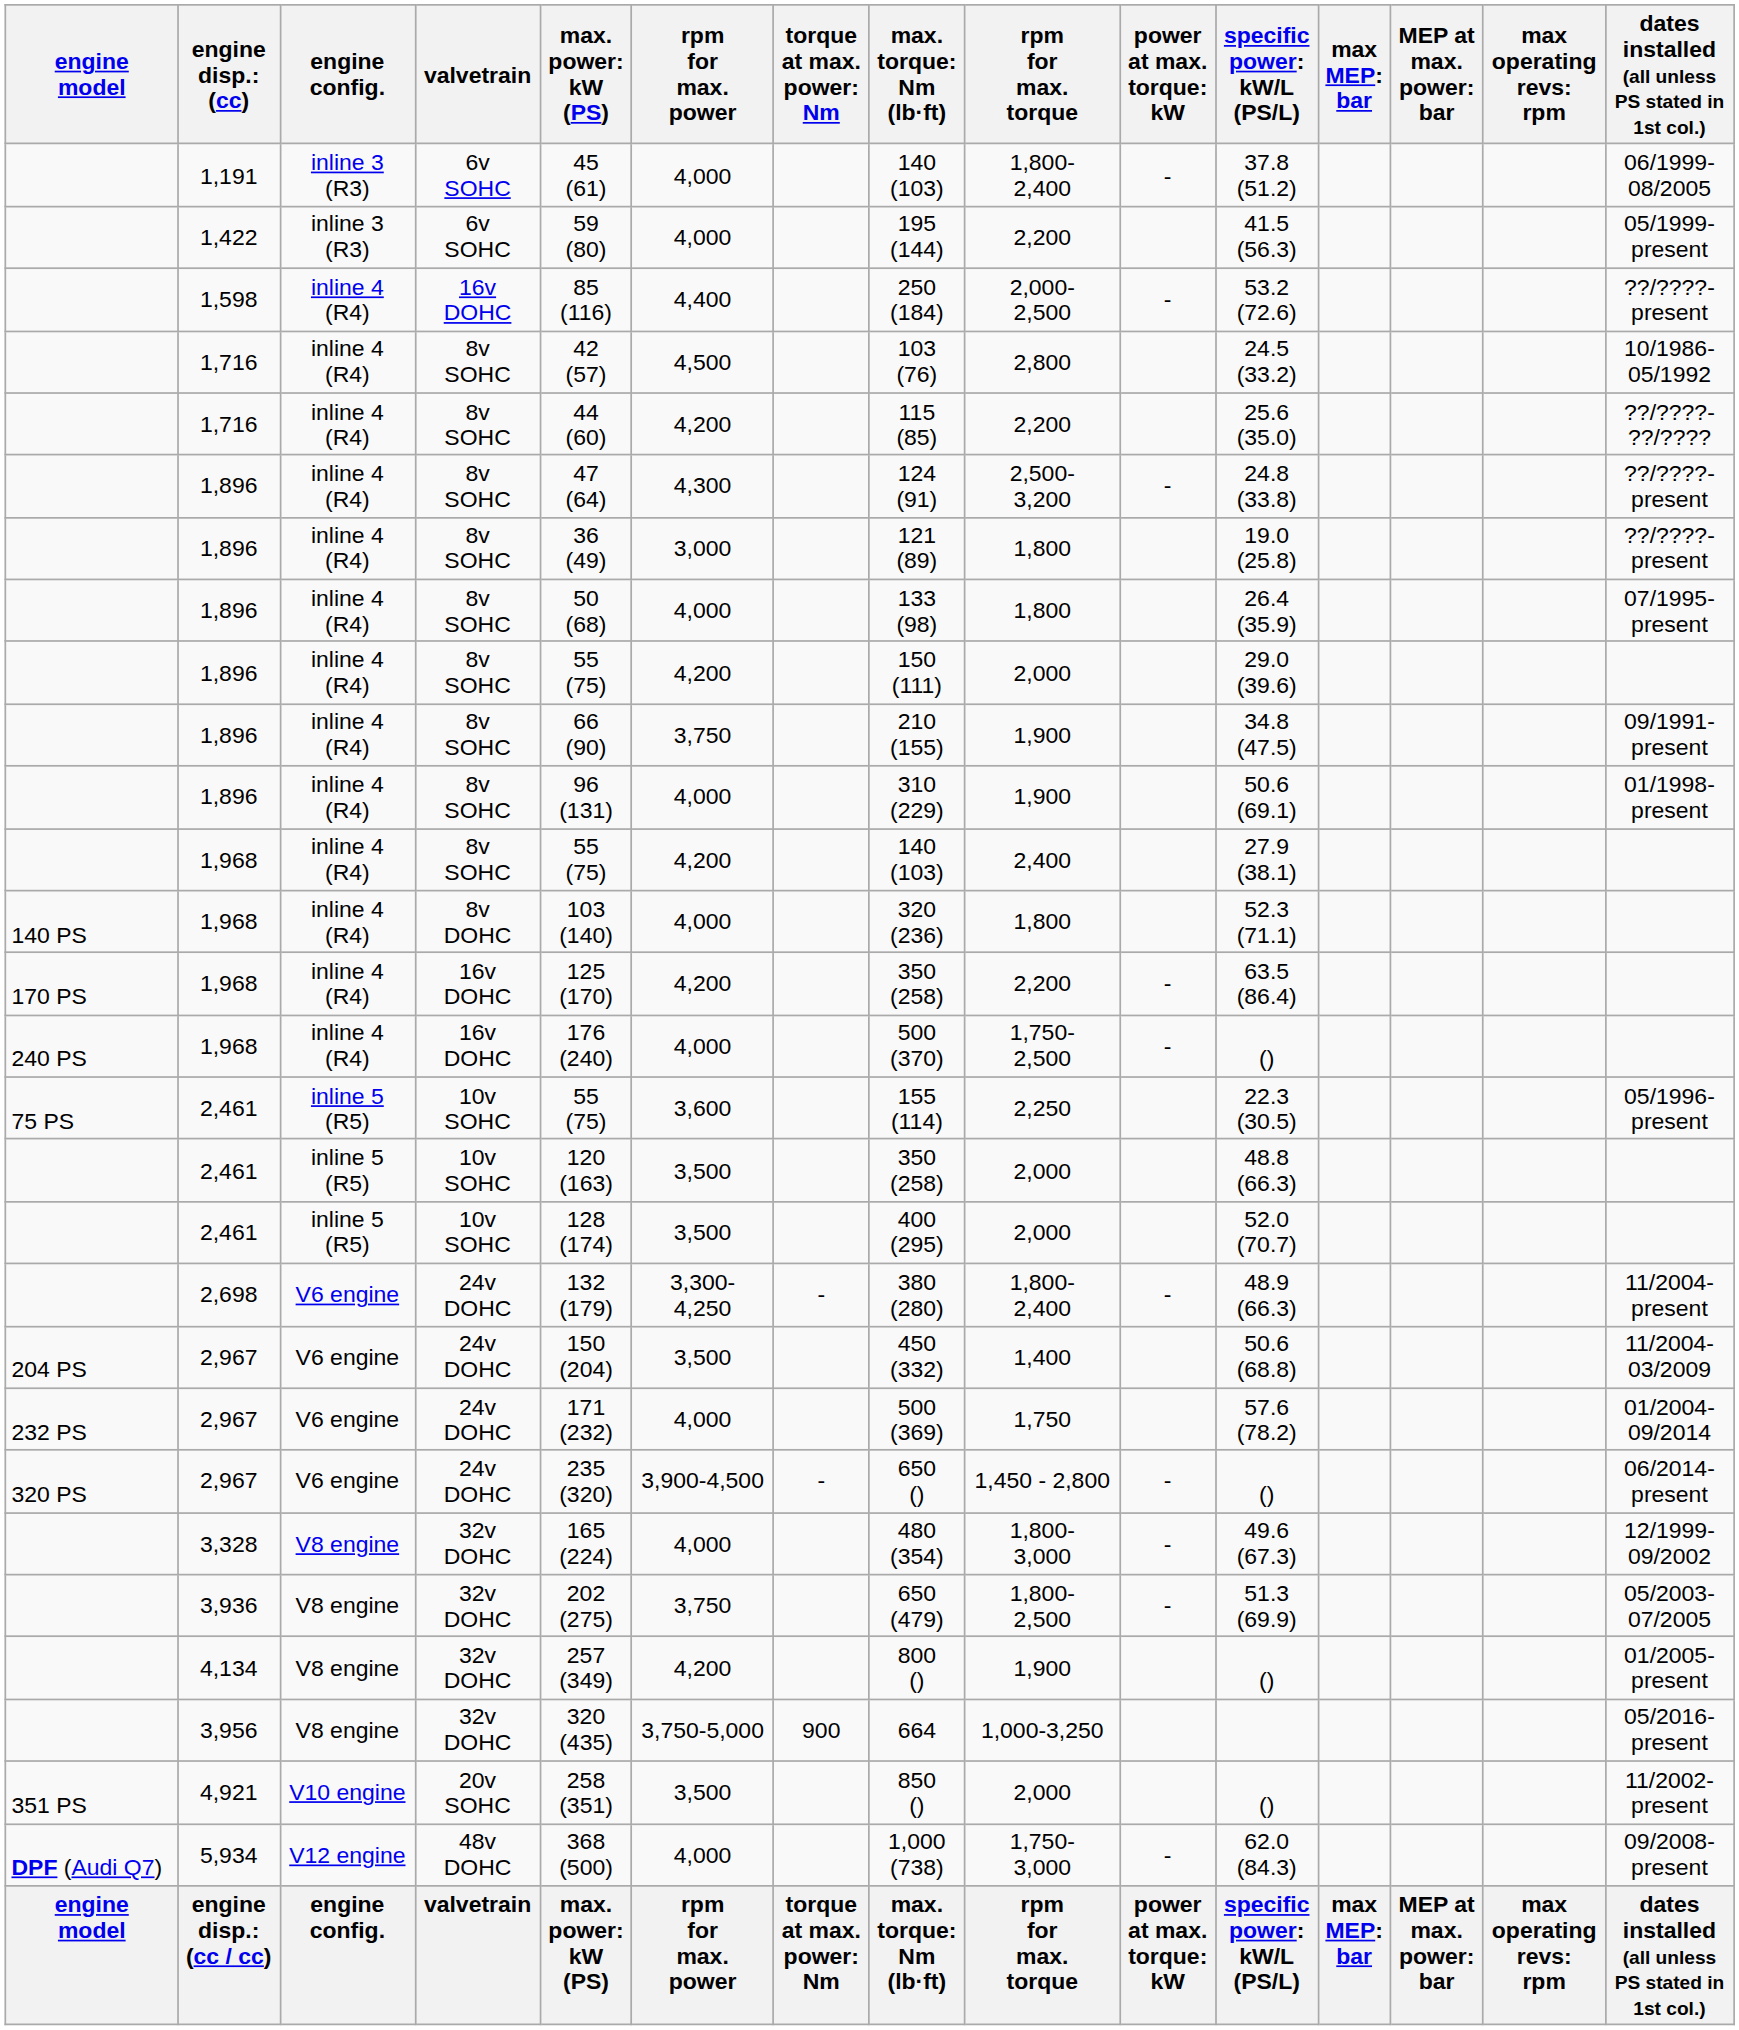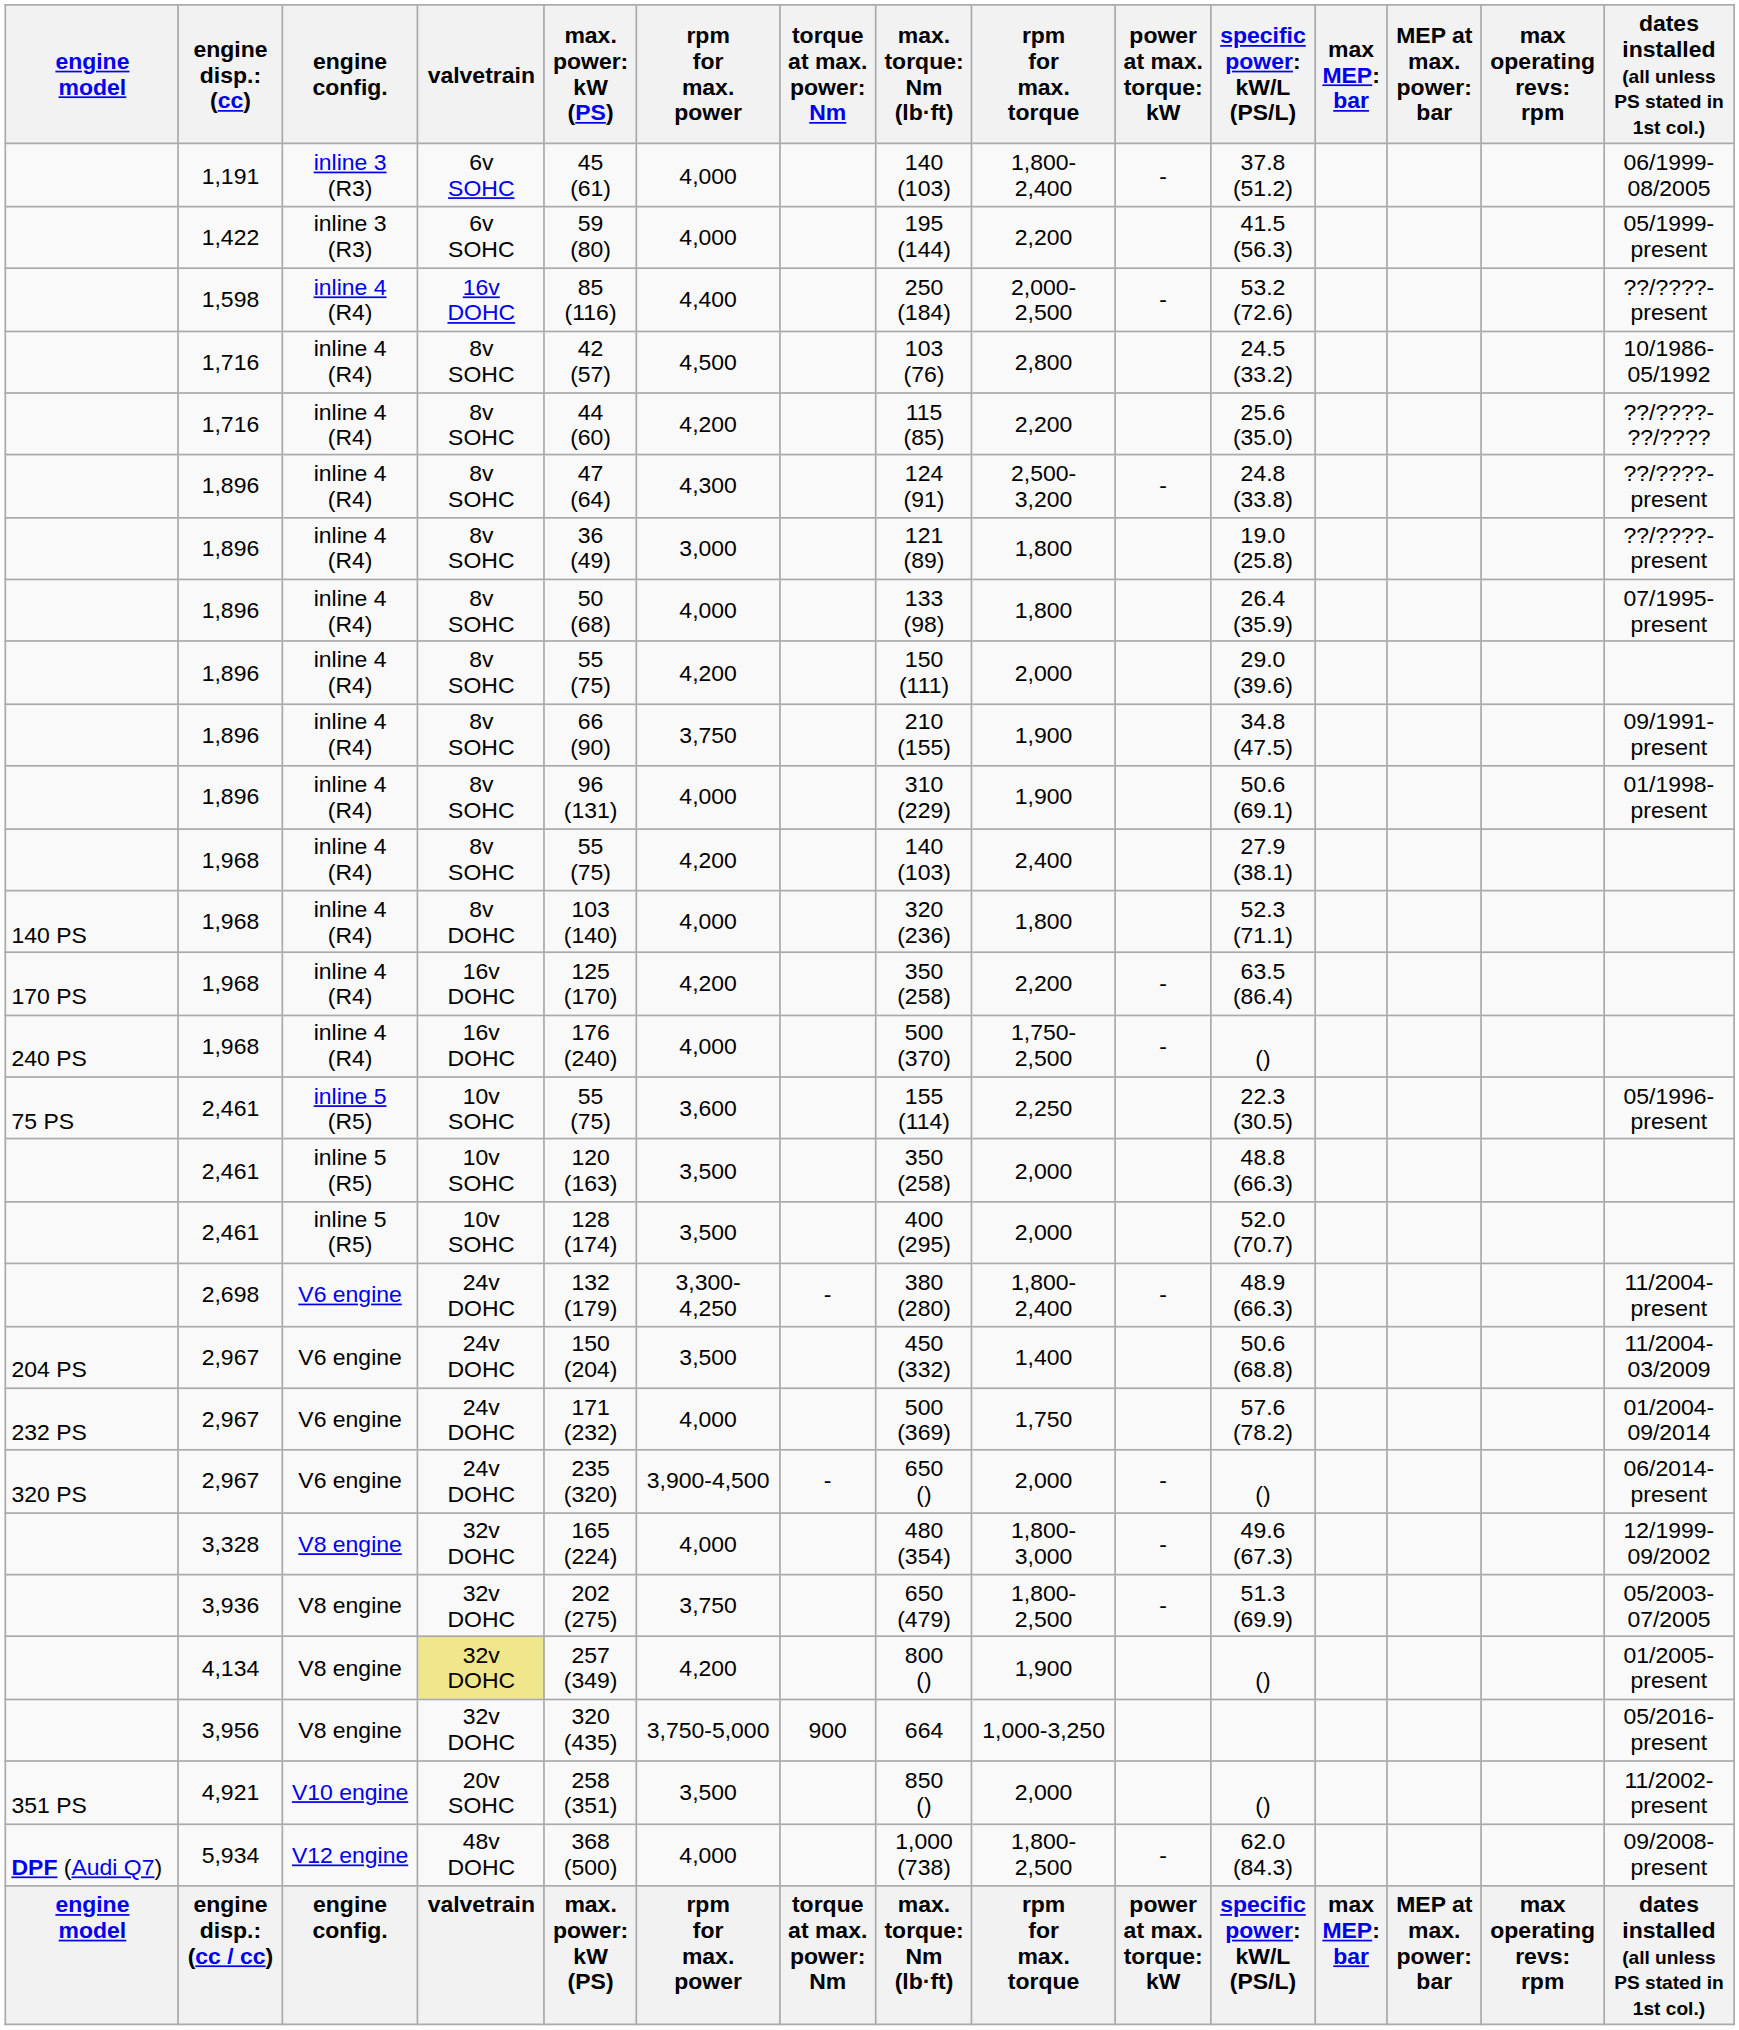(1042, 1482) 1,450 - 2,800 -> (1044, 1482) 2,000
(478, 1668) no background -> (481, 1668) khaki background
(1042, 1855) 1,750- 3,000 -> (1044, 1855) 1,800- 2,500
